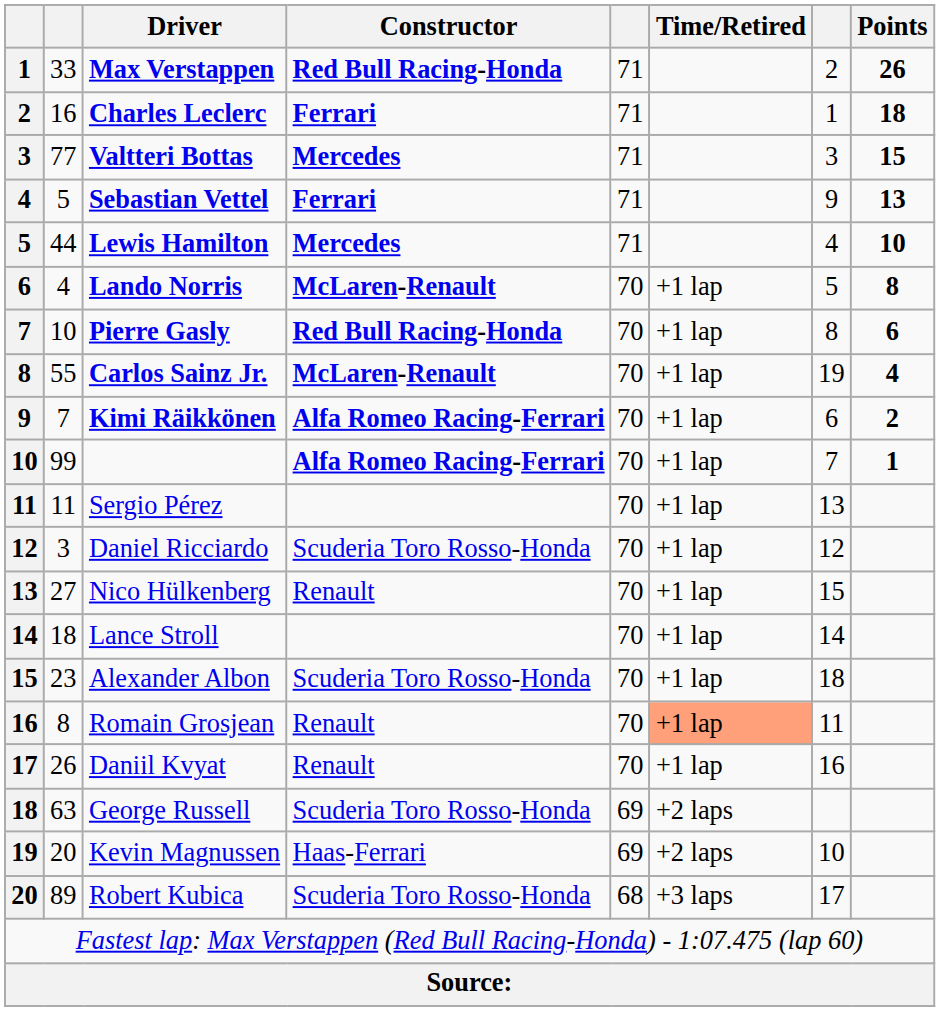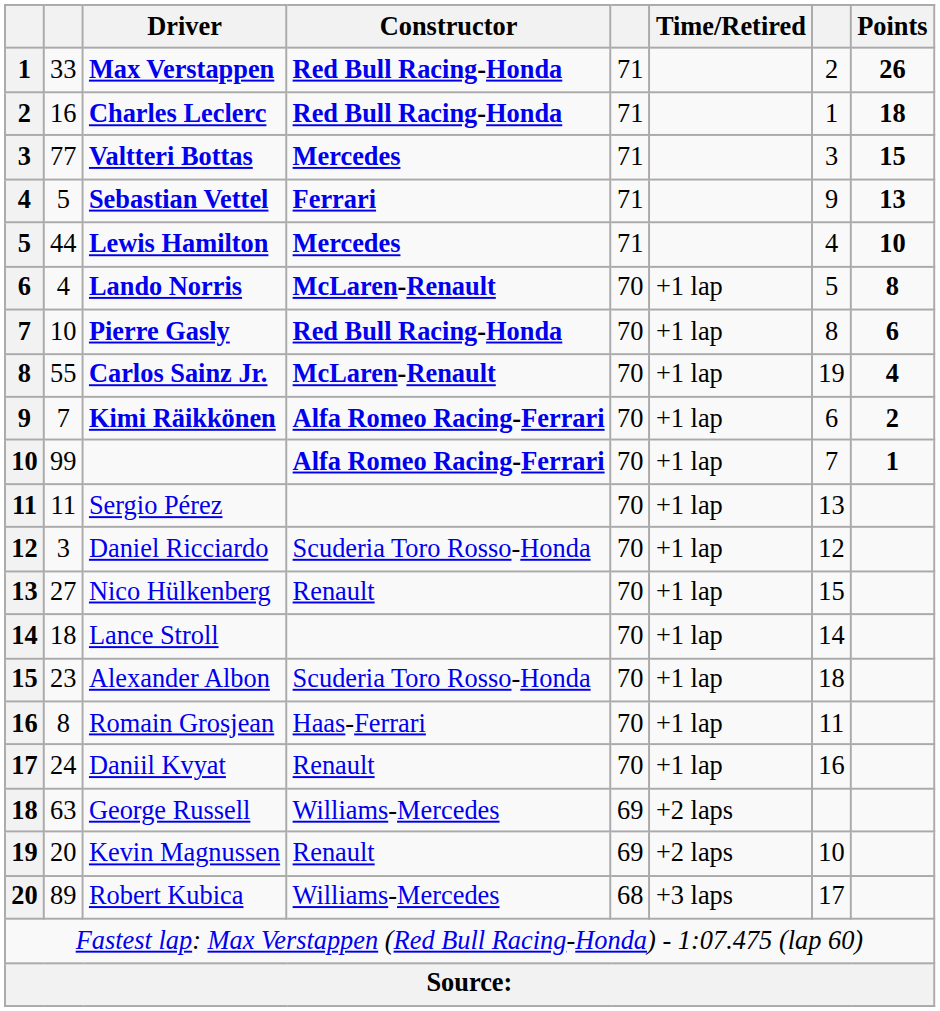(334, 112) Ferrari -> (427, 112) Red Bull Racing-Honda
(334, 722) Renault -> (359, 722) Haas-Ferrari
(689, 722) lightsalmon background -> (689, 722) no background
(63, 765) 26 -> (63, 765) 24
(442, 809) Scuderia Toro Rosso-Honda -> (396, 809) Williams-Mercedes
(359, 852) Haas-Ferrari -> (334, 852) Renault
(442, 896) Scuderia Toro Rosso-Honda -> (396, 896) Williams-Mercedes
